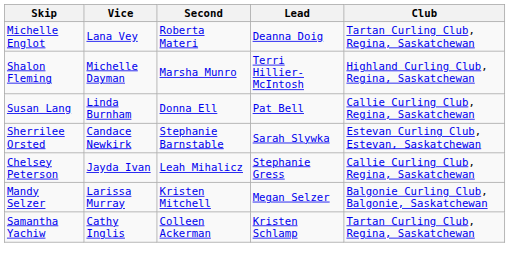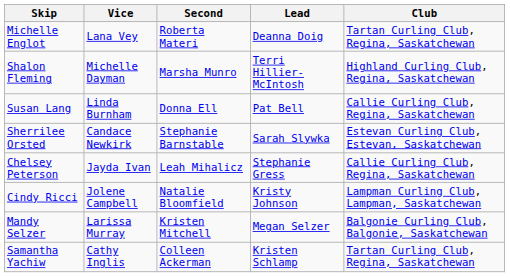+ row: (42, 197)
